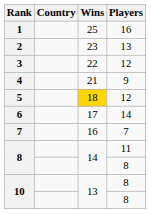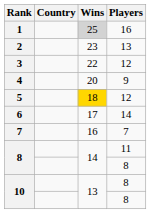(92, 30) no background -> (92, 30) lightgrey background
(92, 81) 21 -> (92, 81) 20
